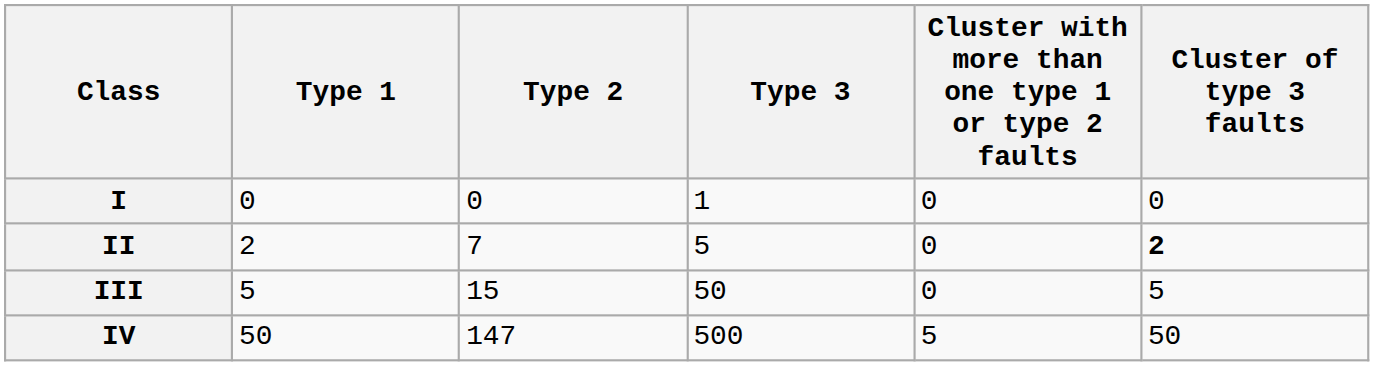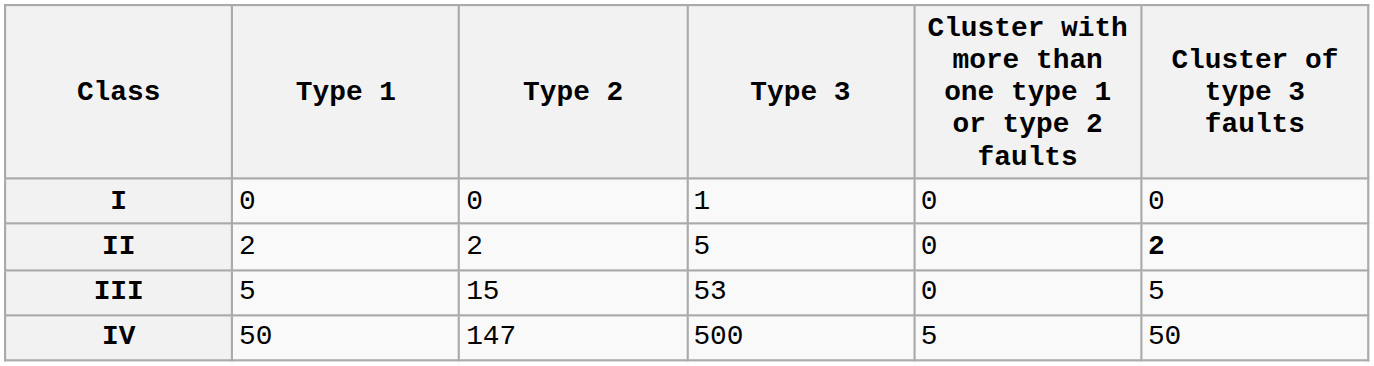(475, 247) 7 -> (475, 247) 2
(710, 292) 50 -> (710, 292) 53
